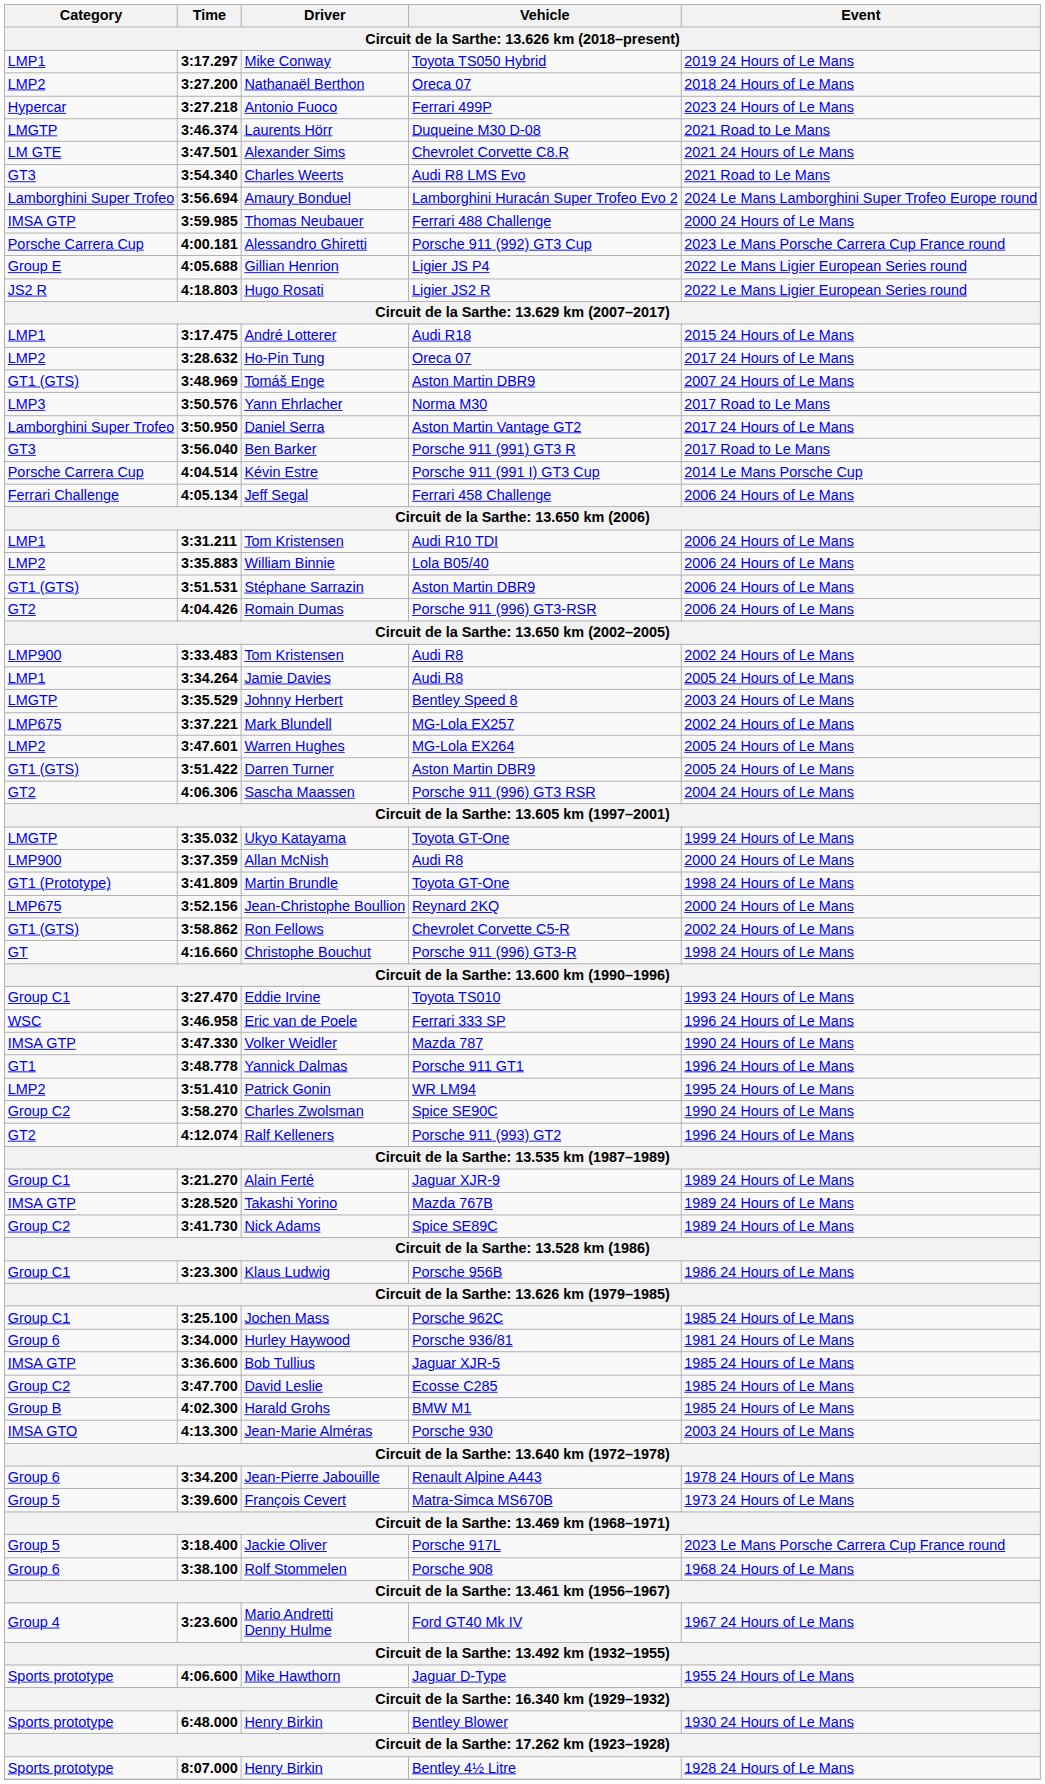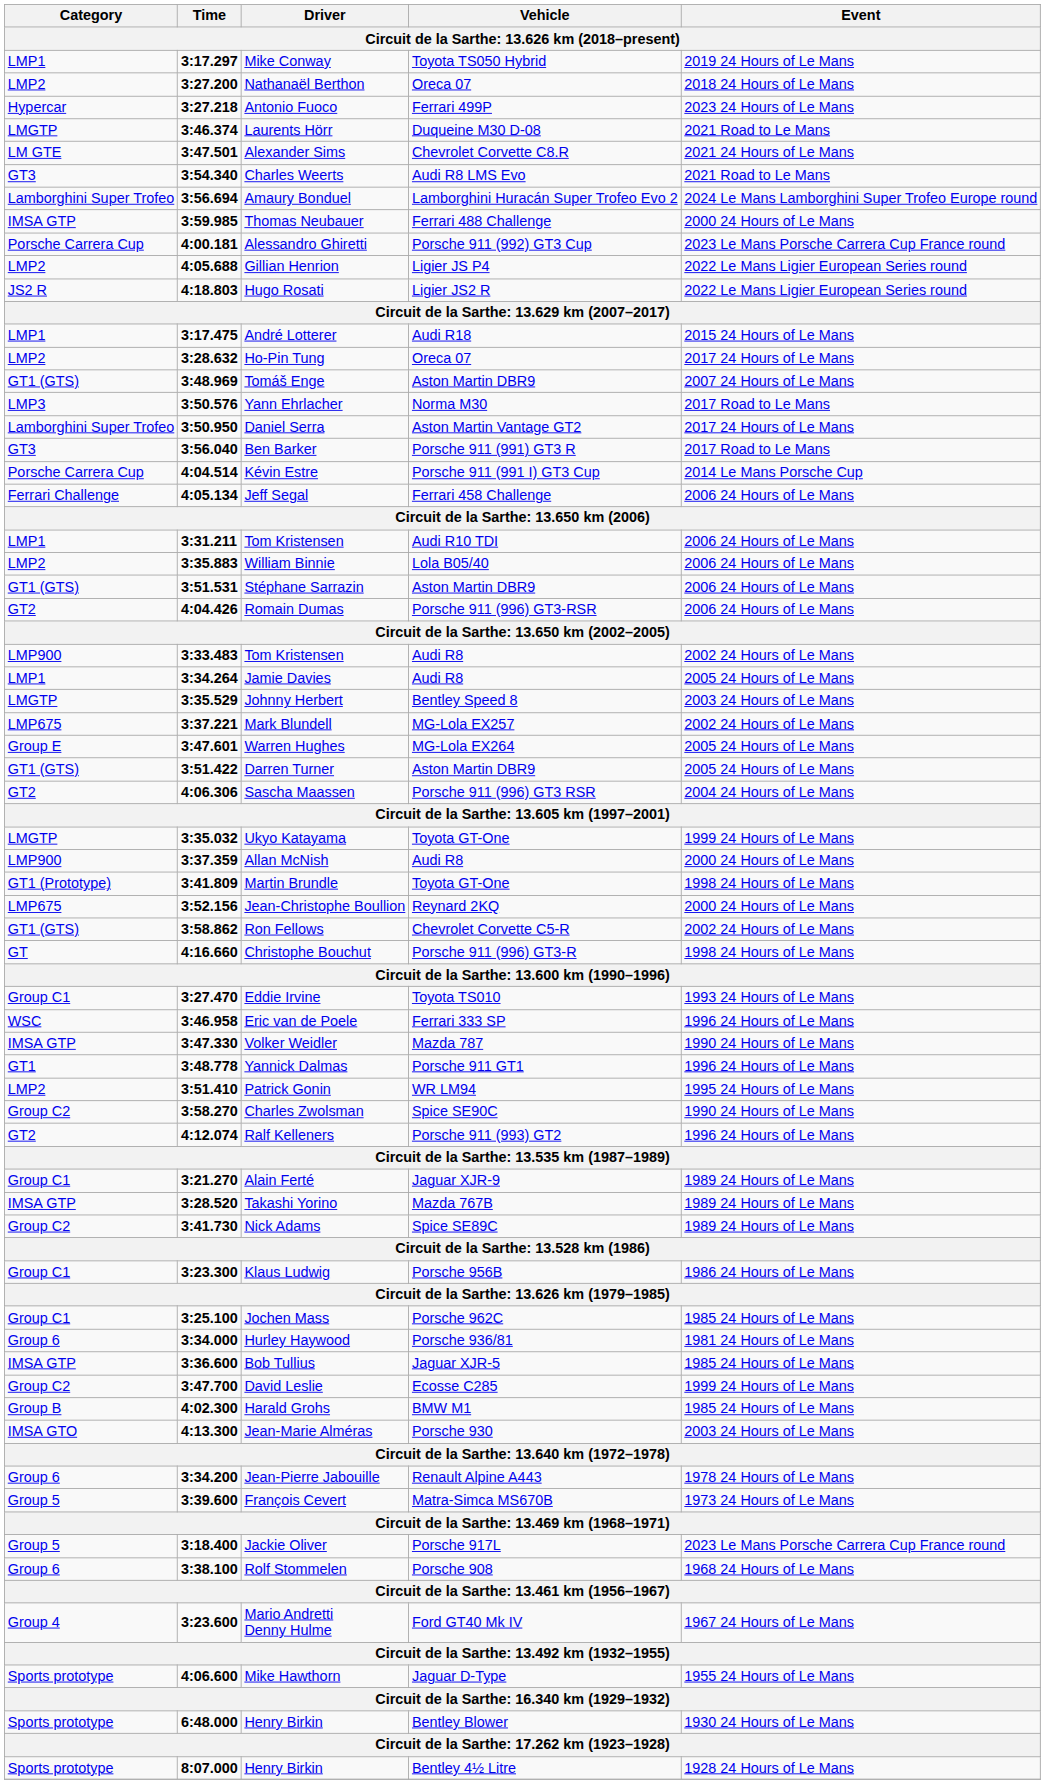(35, 267) Group E -> (27, 267) LMP2
(27, 746) LMP2 -> (35, 746) Group E
(769, 1386) 1985 24 Hours of Le Mans -> (769, 1386) 1999 24 Hours of Le Mans
